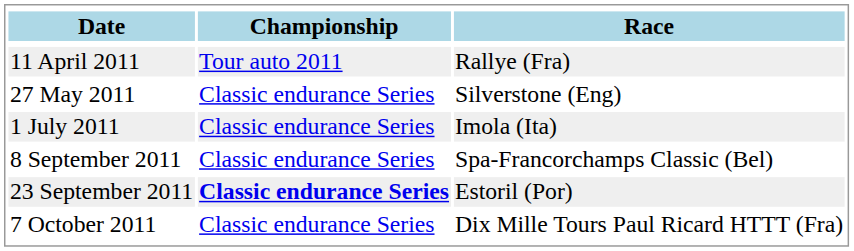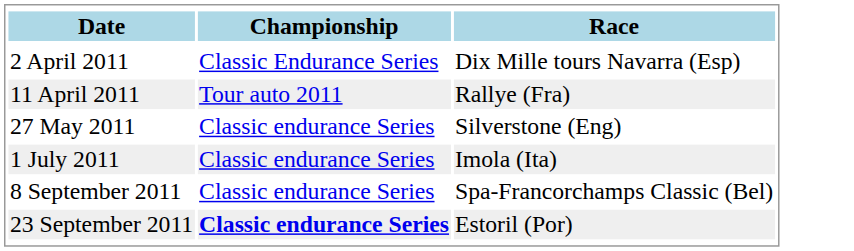+ row: (69, 61)
- row: (83, 224)
